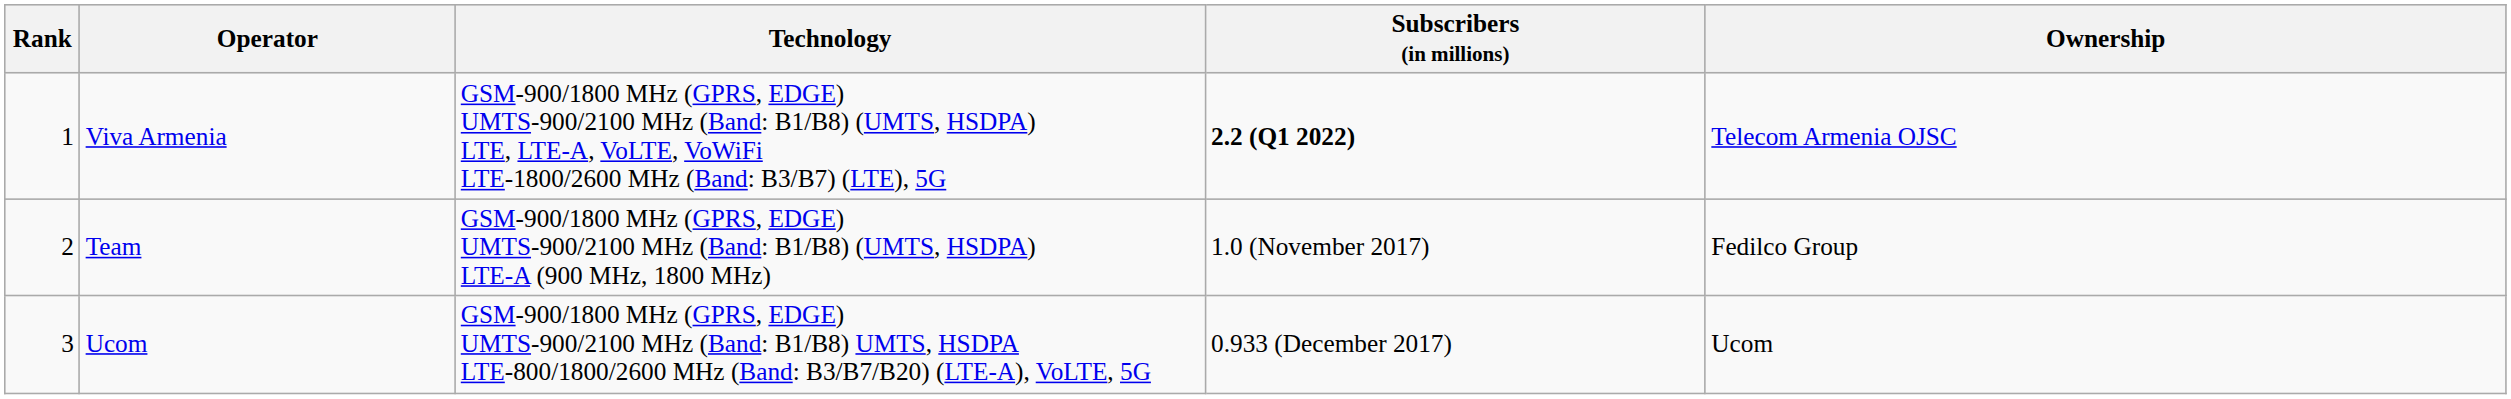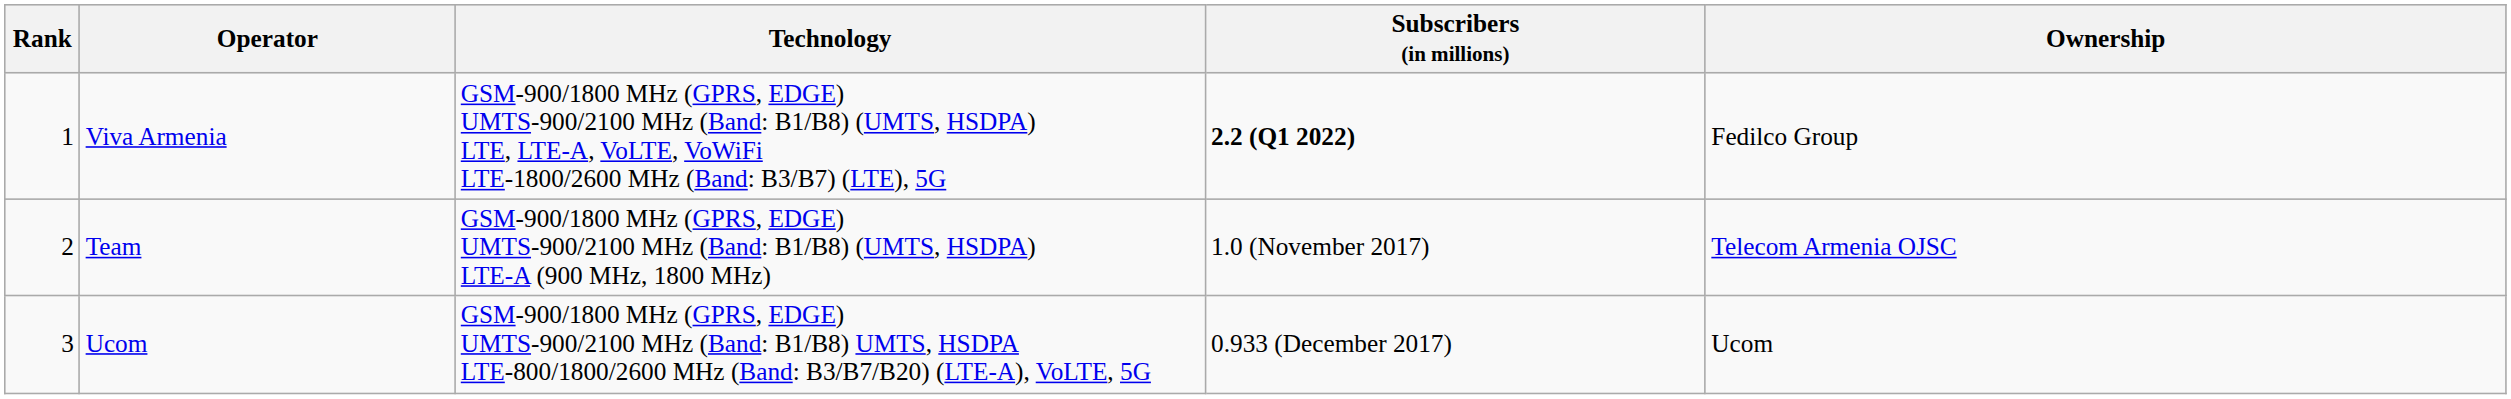(1834, 135) Telecom Armenia OJSC -> (1785, 135) Fedilco Group
(1785, 246) Fedilco Group -> (1834, 246) Telecom Armenia OJSC
